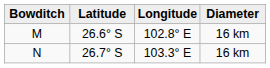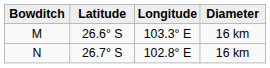(167, 33) 102.8° E -> (167, 33) 103.3° E
(167, 53) 103.3° E -> (167, 53) 102.8° E
